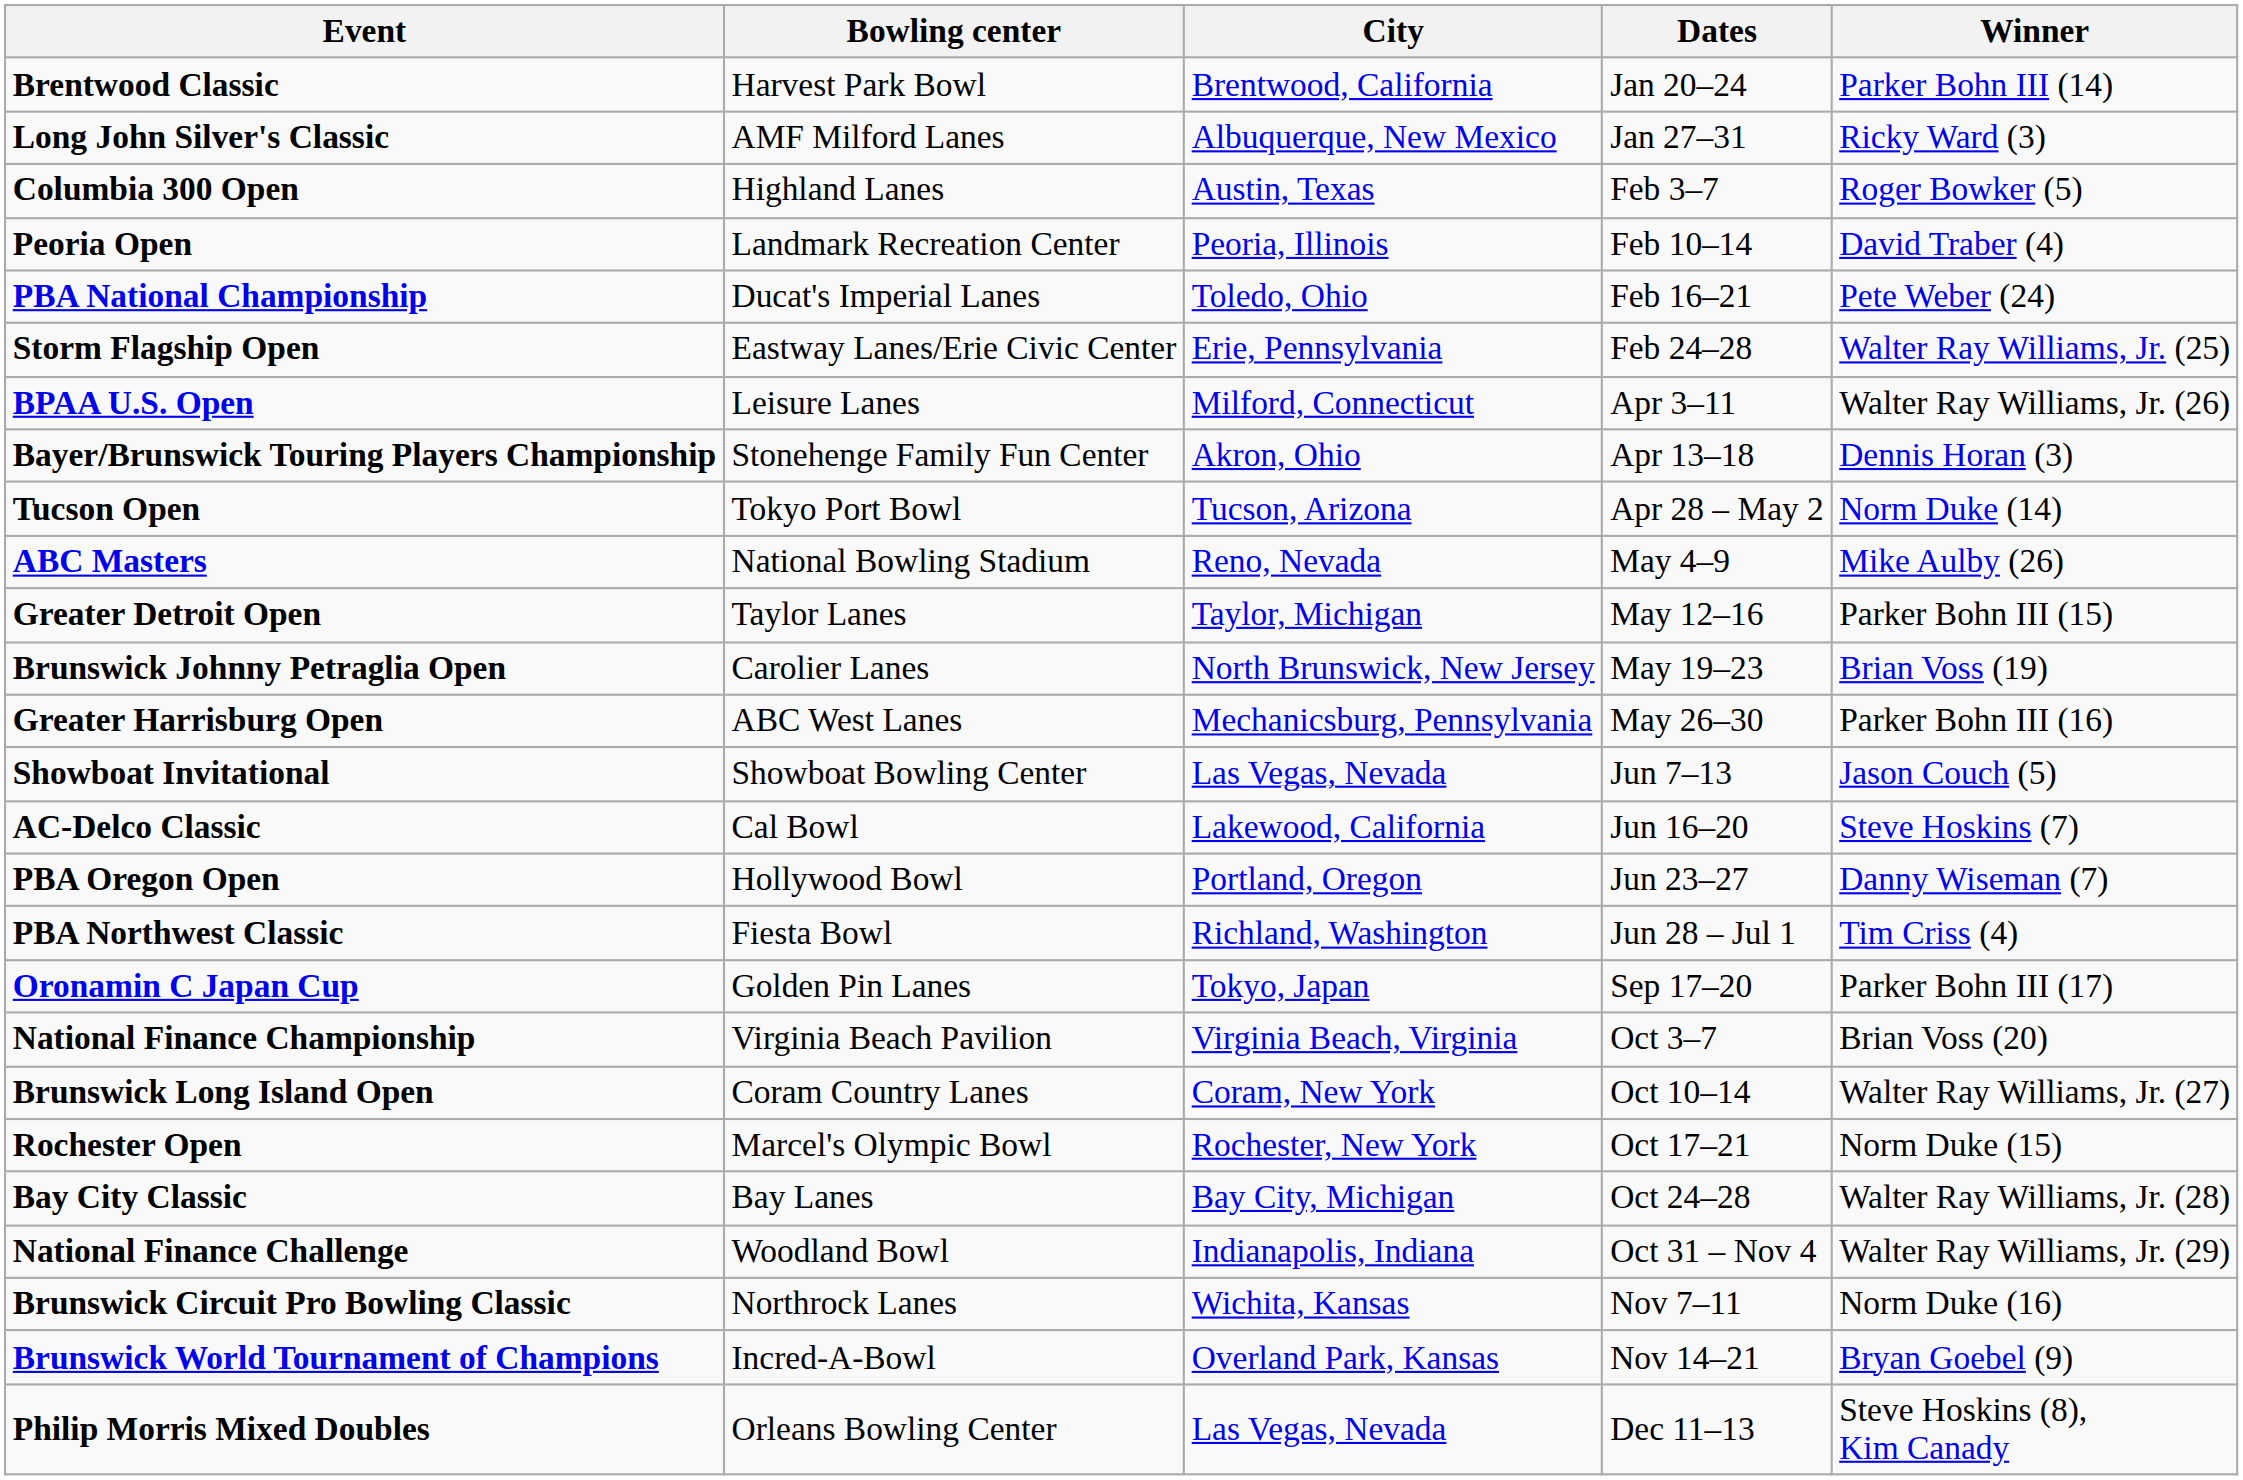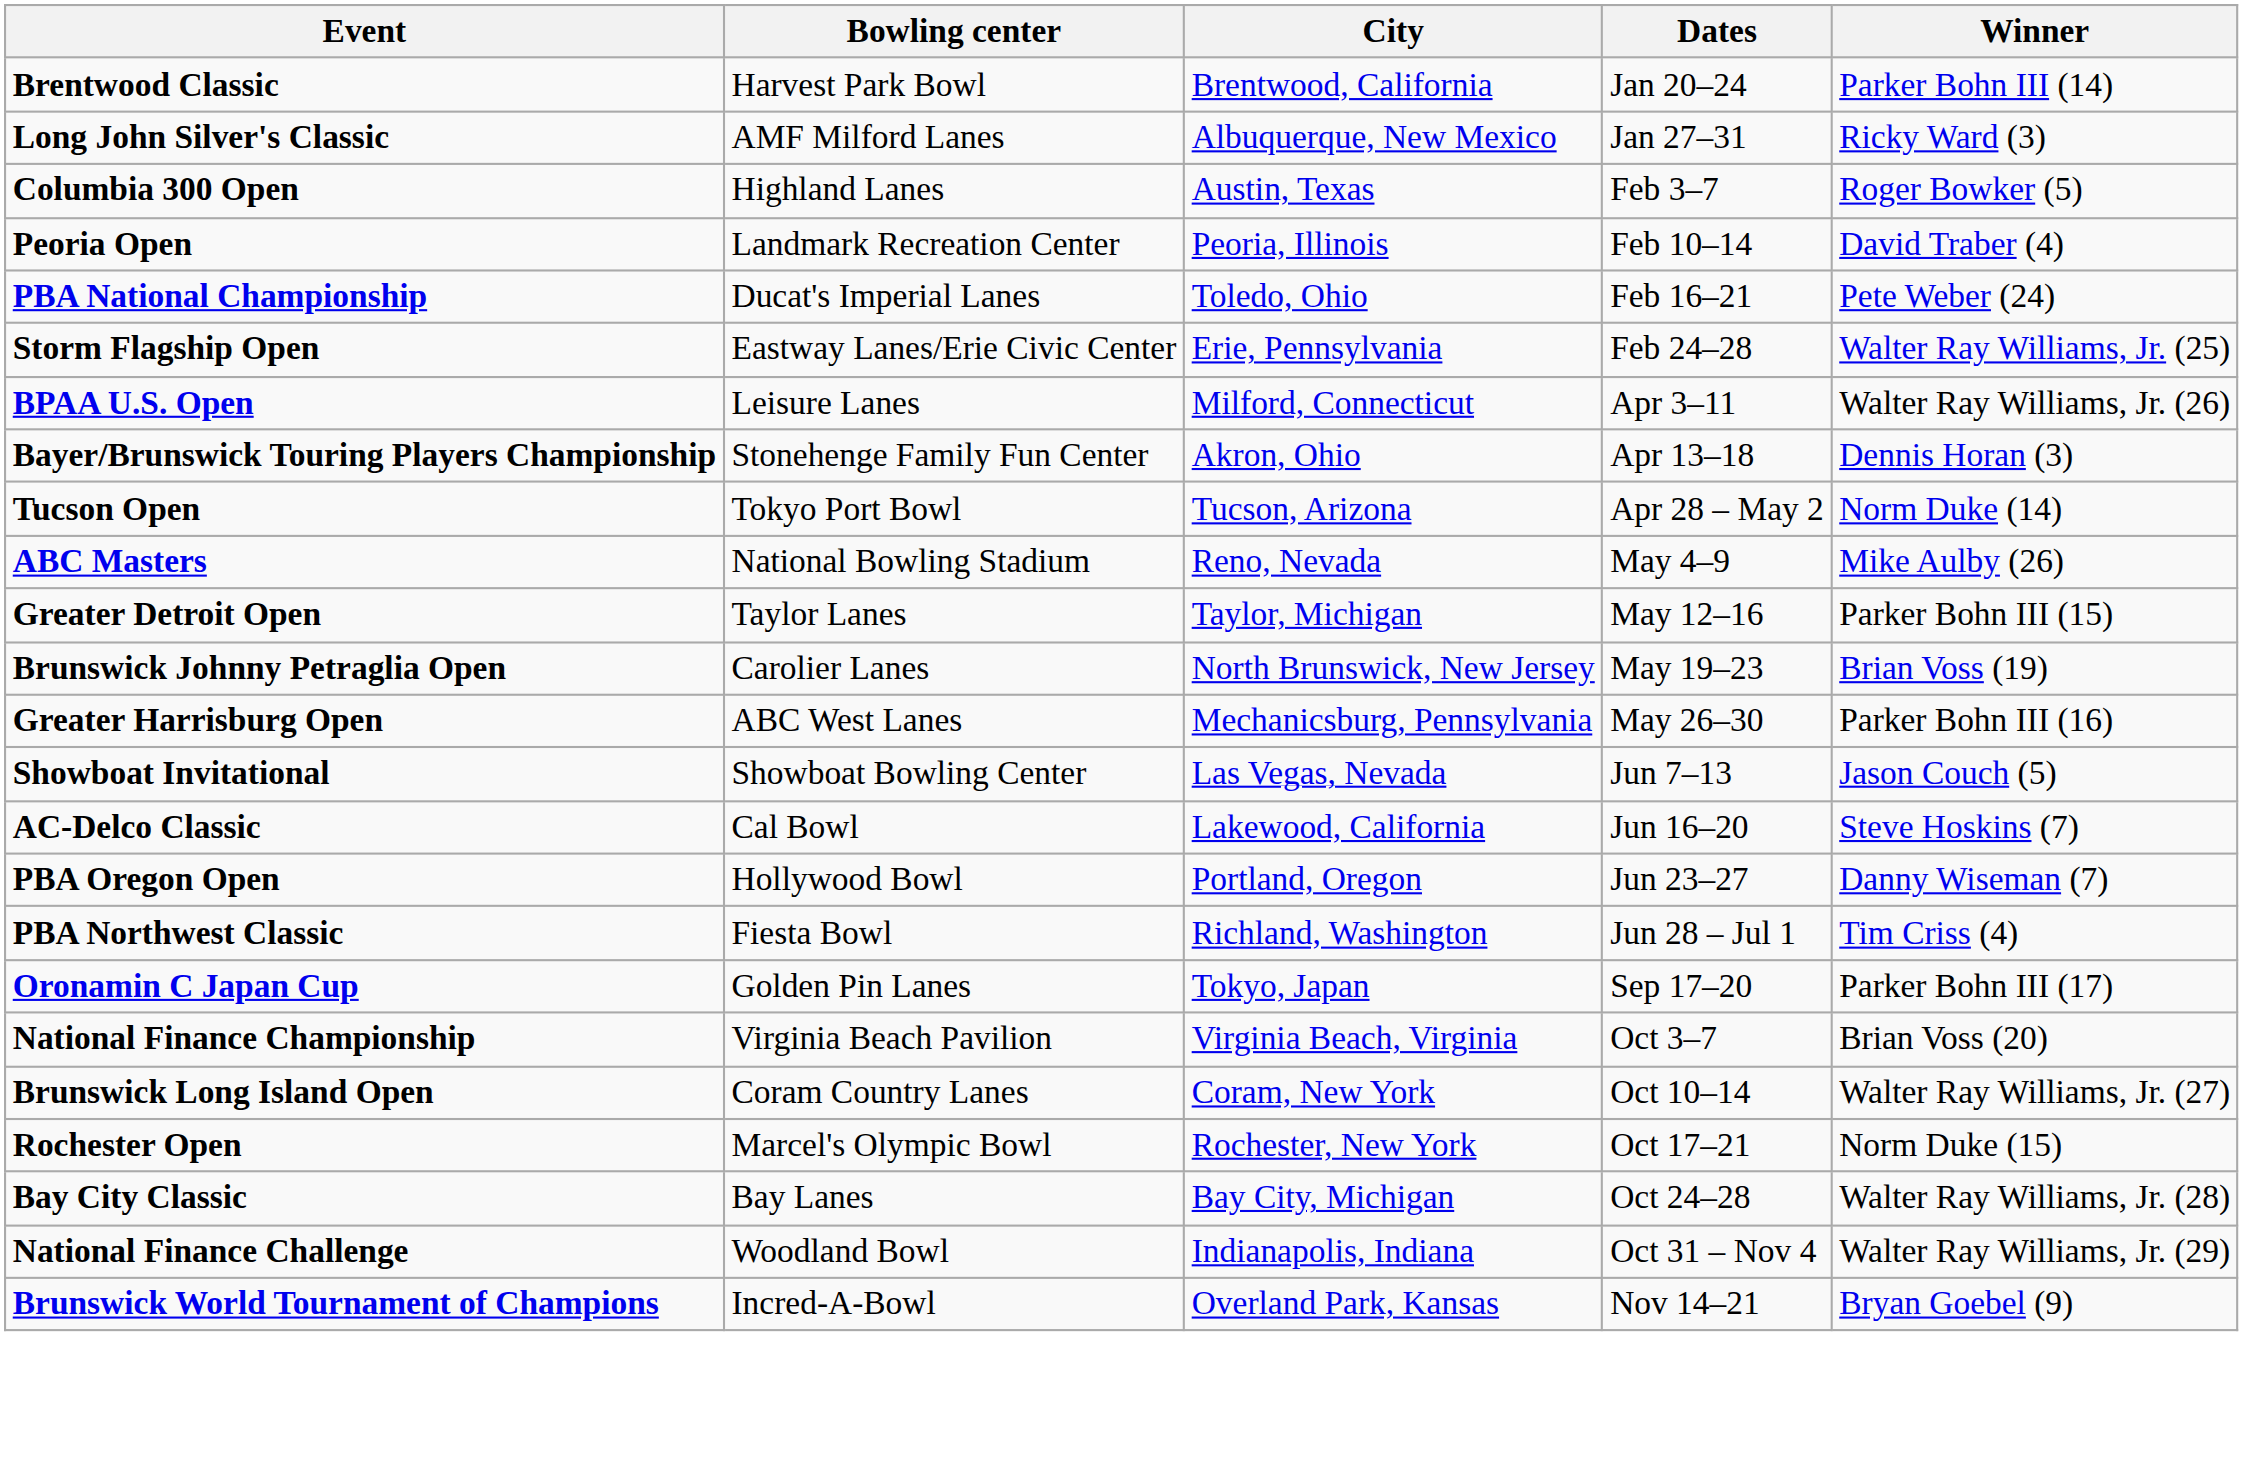- row: (292, 1303)
- row: (221, 1428)
